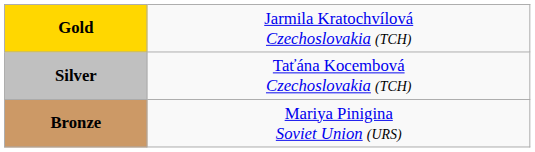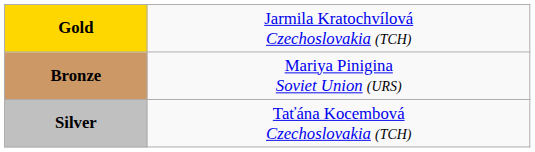rows swapped: (76, 75) <-> (76, 122)
